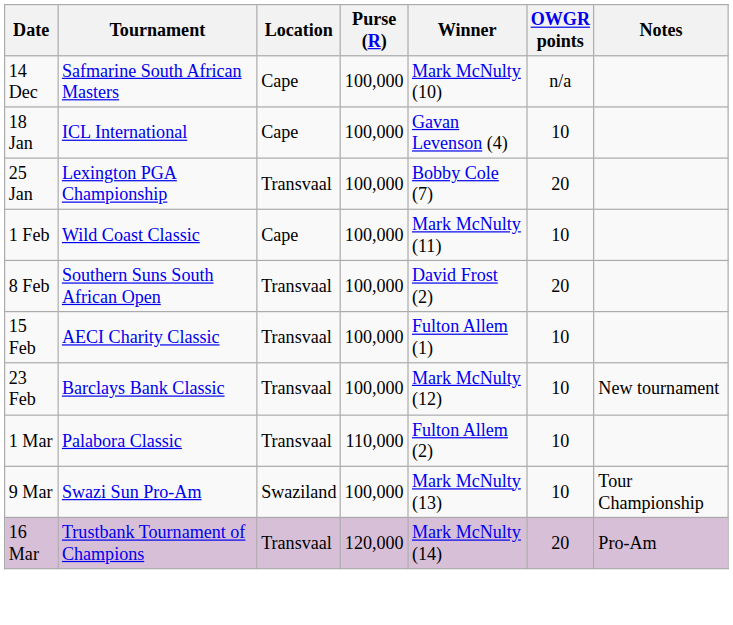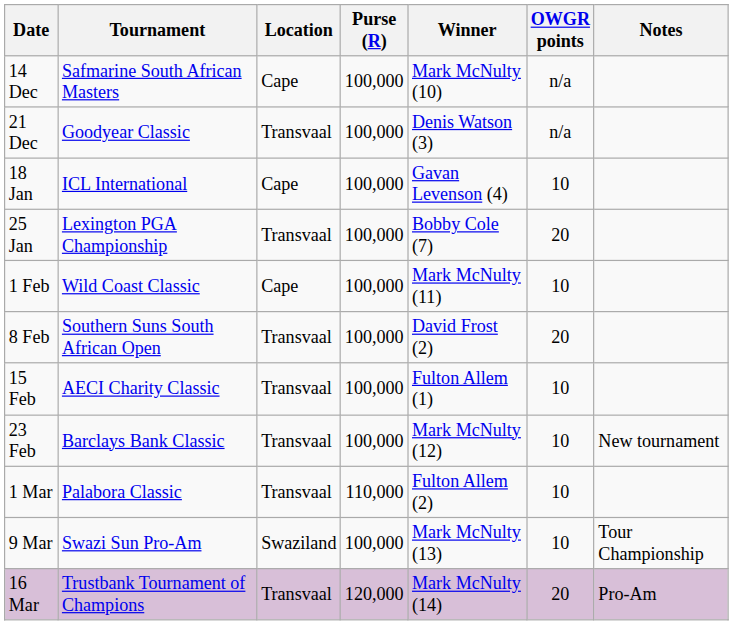+ row: (23, 132)
